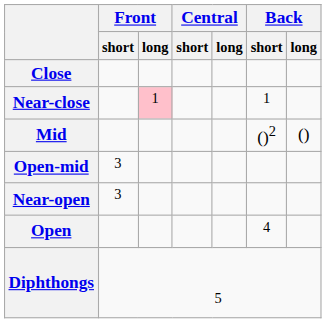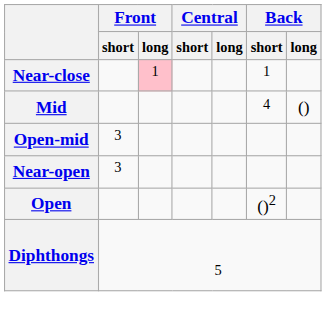- row: (51, 73)
(267, 134) ()2 -> (267, 104) 4
(267, 227) 4 -> (267, 203) ()2
